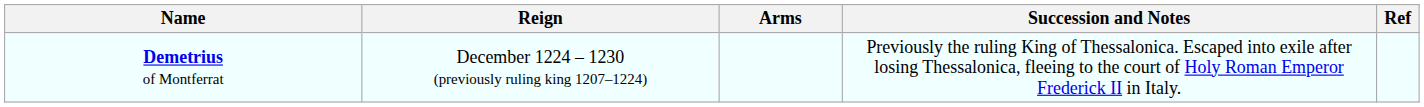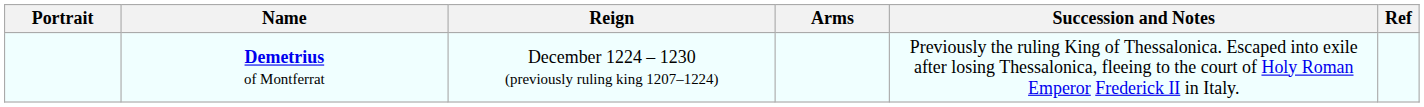+ column: (63, 18)
